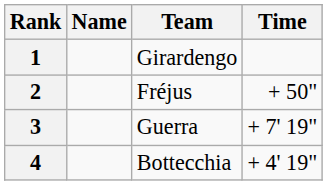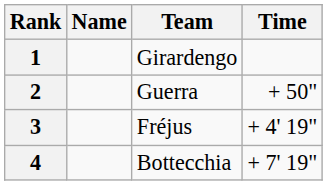(164, 92) Fréjus -> (168, 92) Guerra
(168, 127) Guerra -> (164, 127) Fréjus
(282, 127) + 7' 19" -> (282, 127) + 4' 19"
(282, 162) + 4' 19" -> (282, 162) + 7' 19"
